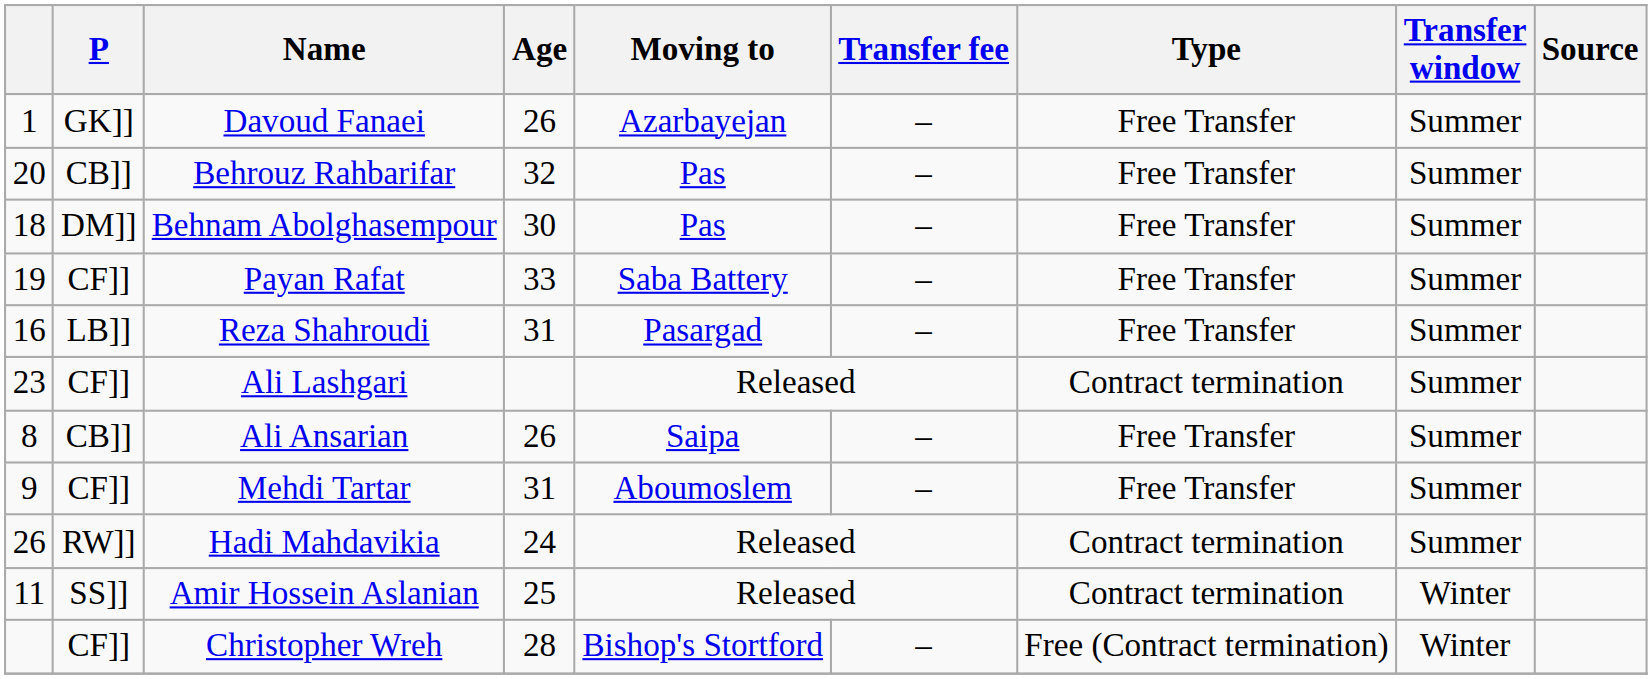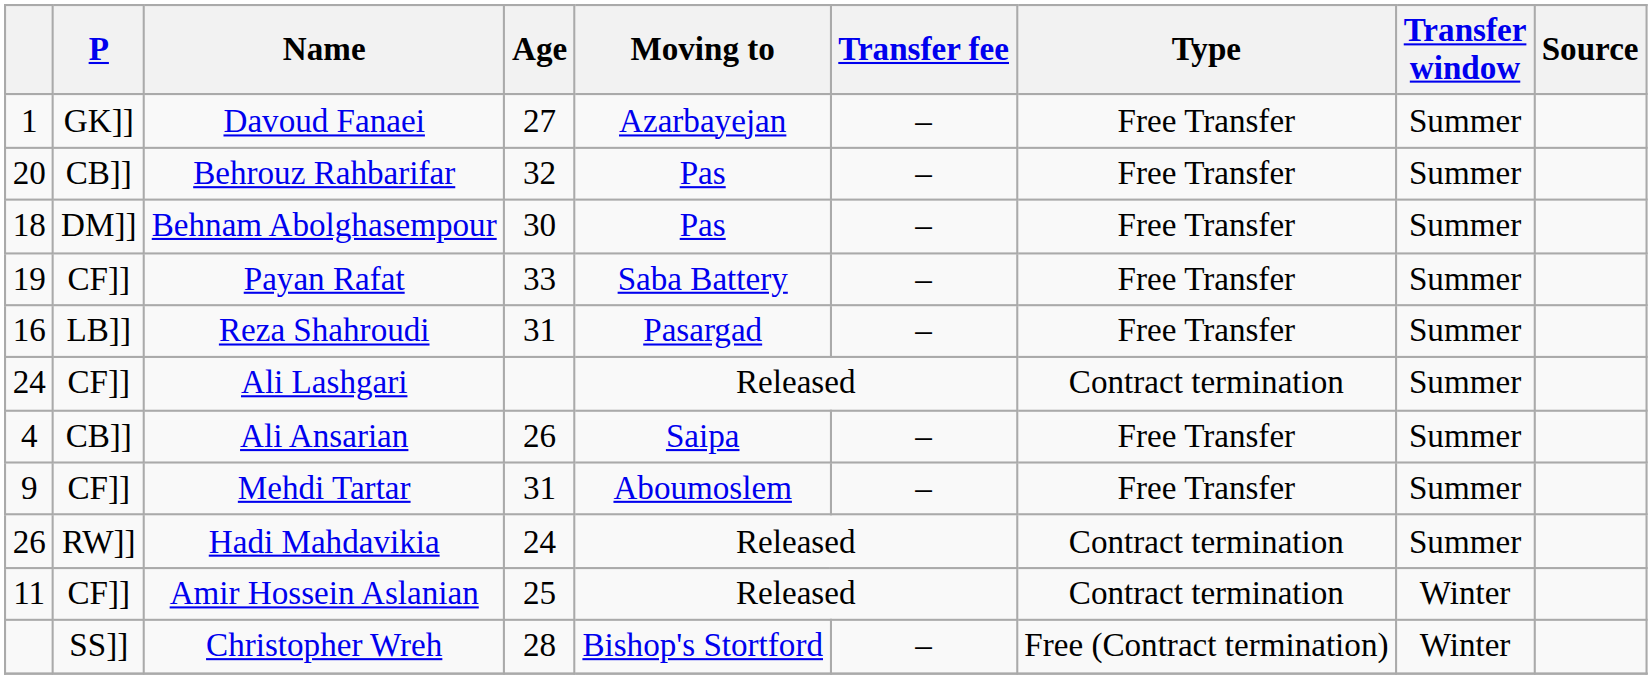(540, 120) 26 -> (540, 120) 27
(29, 383) 23 -> (29, 383) 24
(29, 435) 8 -> (29, 435) 4
(99, 593) SS]] -> (99, 593) CF]]
(99, 645) CF]] -> (99, 645) SS]]
